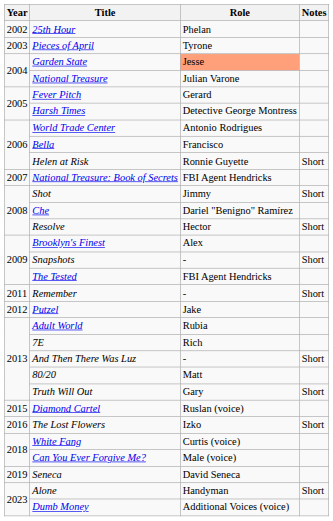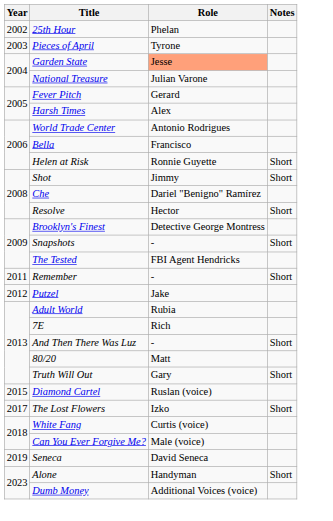(240, 111) Detective George Montress -> (161, 111) Alex
- row: (105, 177)
(193, 243) Alex -> (208, 227) Detective George Montress
(17, 425) 2016 -> (17, 408) 2017
